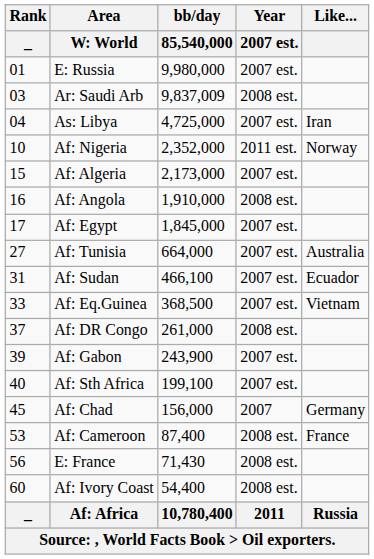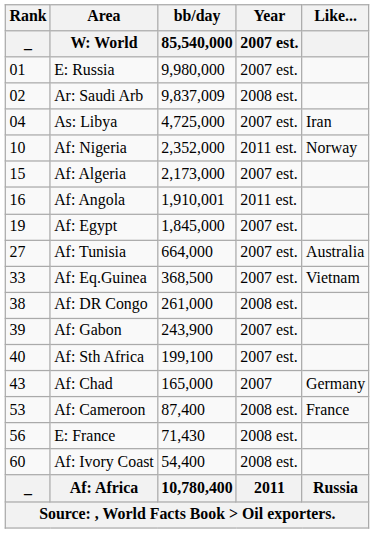(17, 95) 03 -> (17, 95) 02
(193, 200) 1,910,000 -> (193, 200) 1,910,001
(269, 200) 2008 est. -> (269, 200) 2011 est.
(17, 226) 17 -> (17, 226) 19
- row: (87, 279)
(17, 331) 37 -> (17, 305) 38
(17, 409) 45 -> (17, 383) 43
(187, 409) 156,000 -> (187, 383) 165,000
